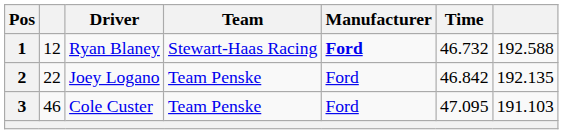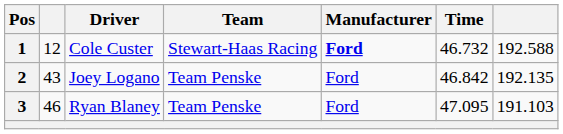(114, 48) Ryan Blaney -> (111, 48) Cole Custer
(52, 77) 22 -> (52, 77) 43
(111, 106) Cole Custer -> (114, 106) Ryan Blaney
